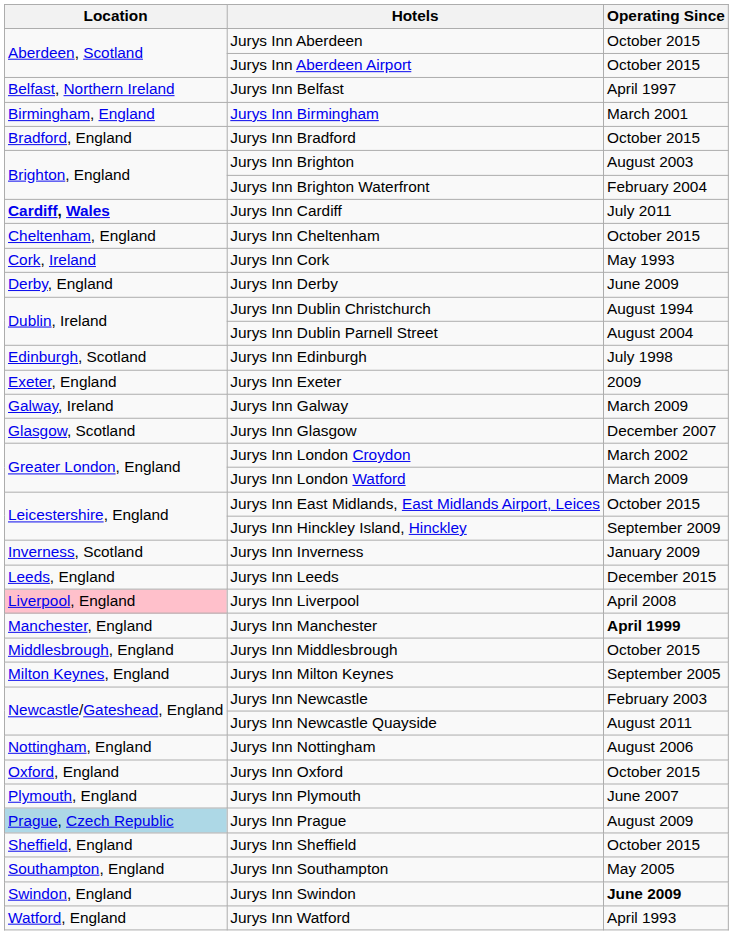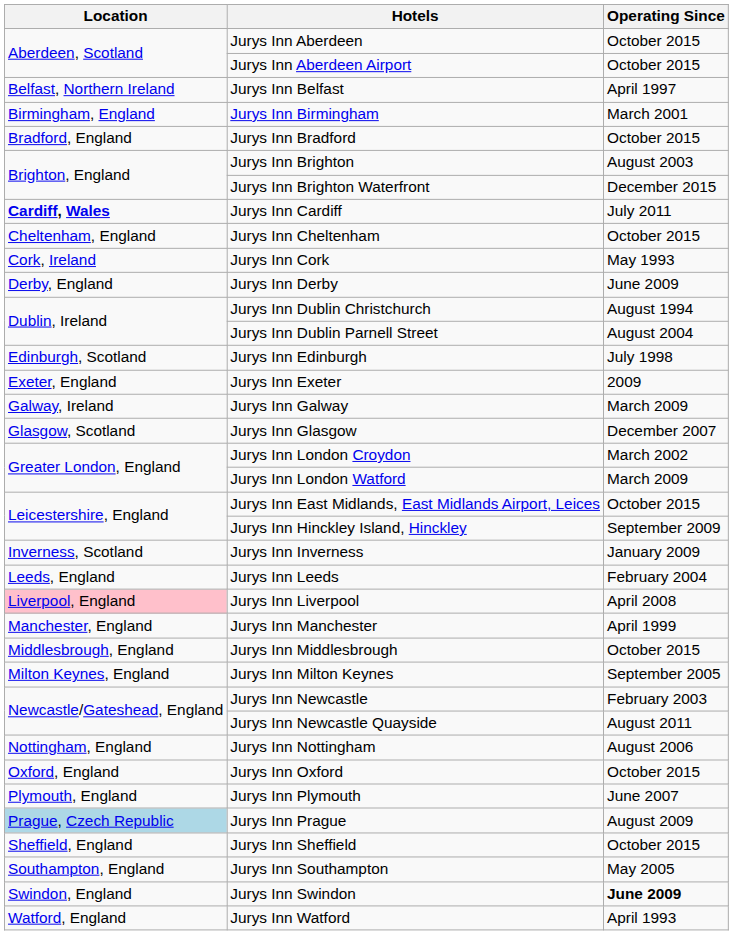(657, 187) February 2004 -> (662, 187) December 2015
(662, 576) December 2015 -> (657, 576) February 2004
(644, 625) bold -> (642, 625) normal
